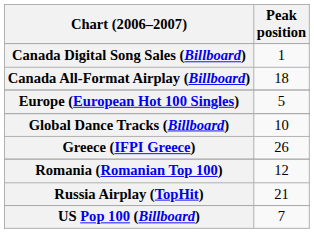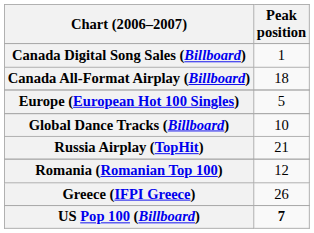rows swapped: (129, 147) <-> (129, 194)
(281, 217) normal -> (281, 217) bold
